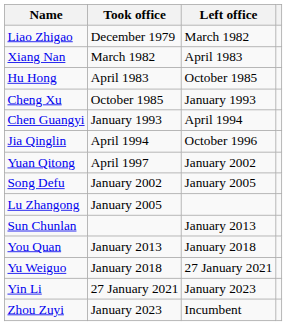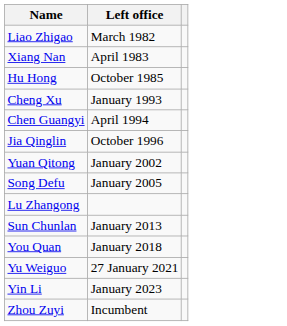- column: (135, 15)
